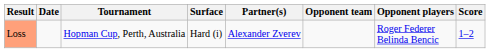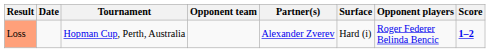columns swapped: (206, 12) <-> (339, 12)
(466, 34) normal -> (466, 34) bold
